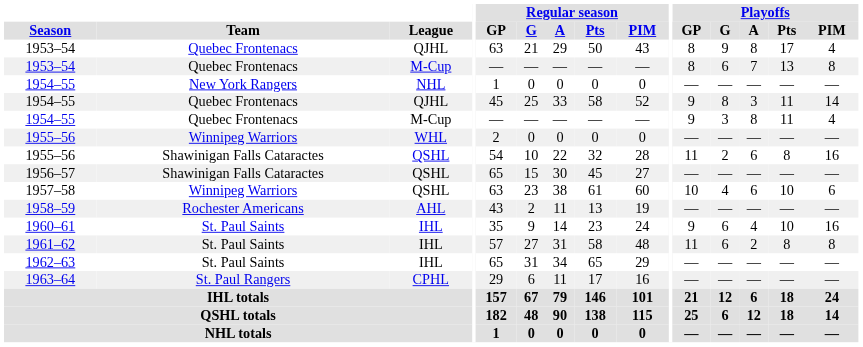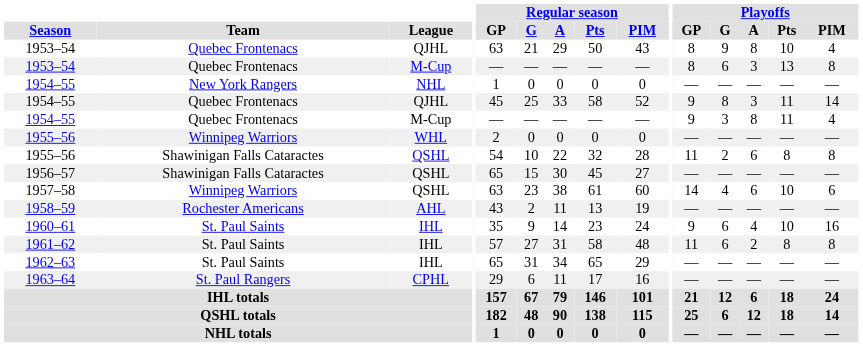(787, 48) 17 -> (787, 48) 10
(754, 66) 7 -> (754, 66) 3
(832, 155) 16 -> (832, 155) 8
(691, 190) 10 -> (691, 190) 14
